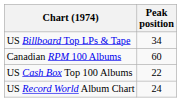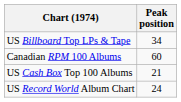(157, 72) 22 -> (157, 72) 21
